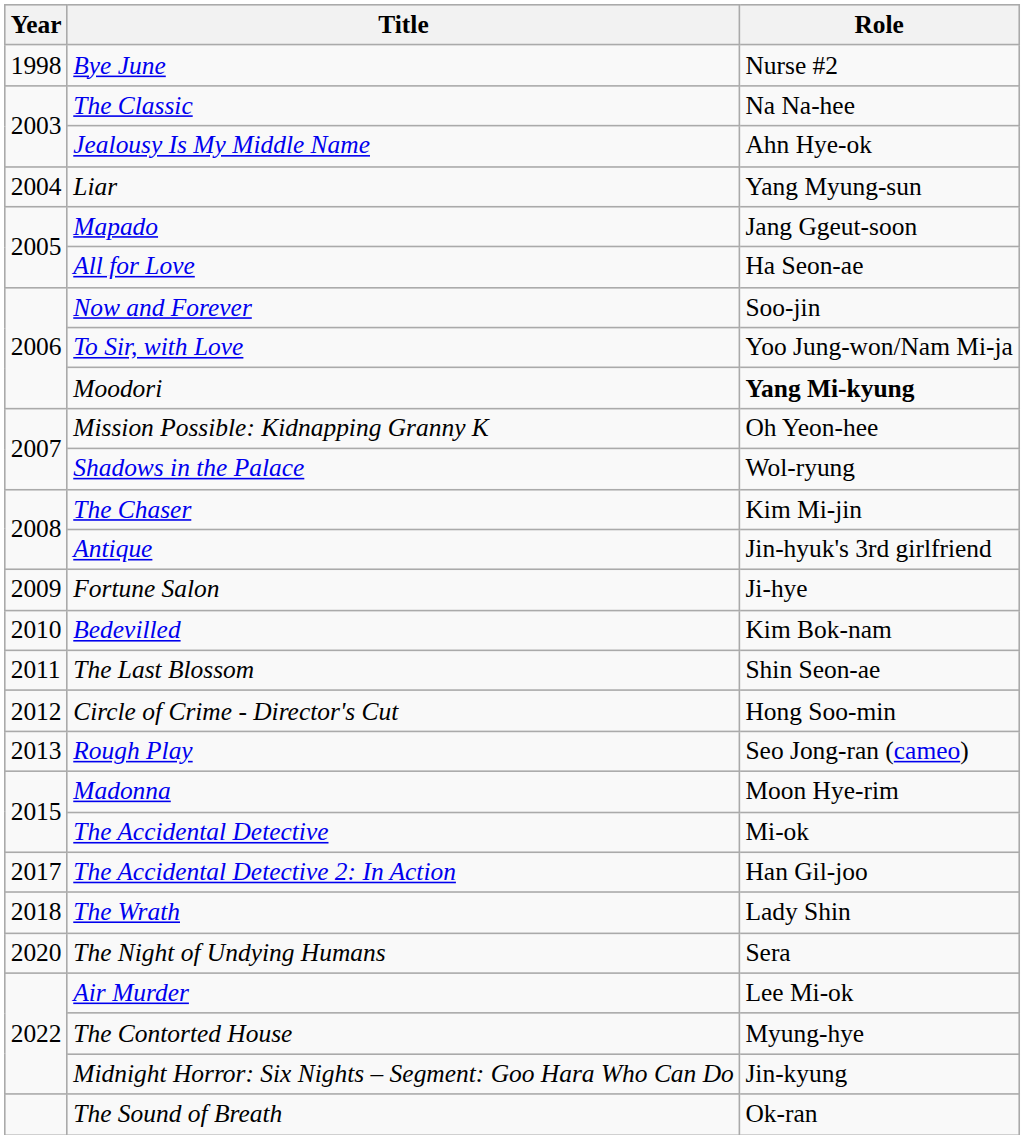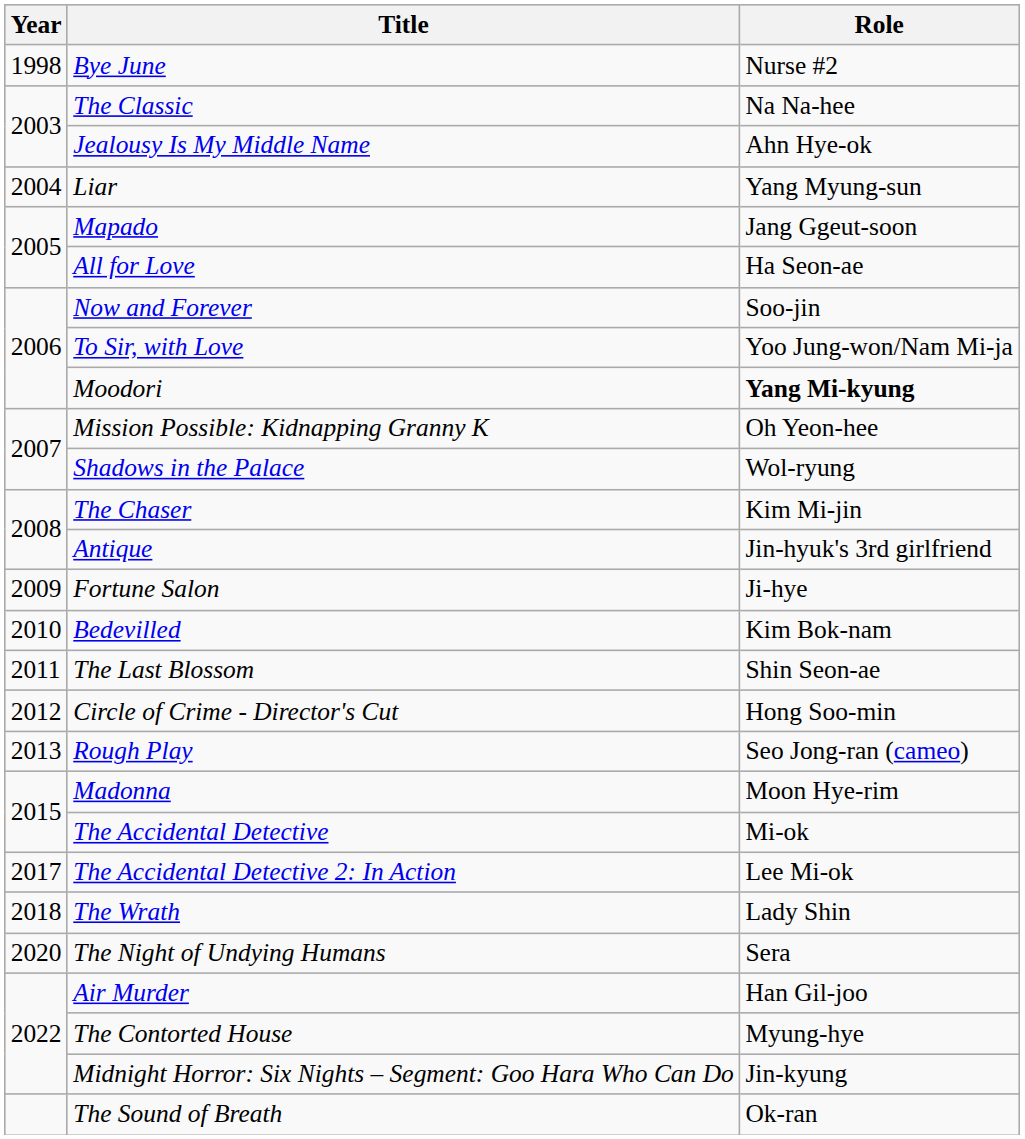(807, 871) Han Gil-joo -> (800, 871) Lee Mi-ok
(800, 992) Lee Mi-ok -> (807, 992) Han Gil-joo
